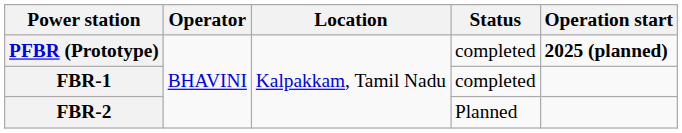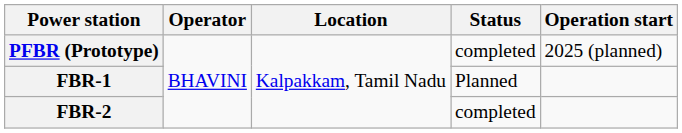(606, 50) bold -> (603, 50) normal
(495, 81) completed -> (486, 81) Planned
(486, 111) Planned -> (495, 111) completed
